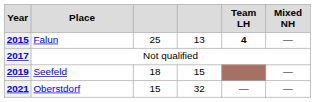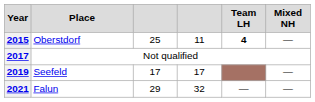(46, 40) Falun -> (57, 40) Oberstdorf
(199, 40) 13 -> (199, 40) 11
(155, 72) 18 -> (155, 72) 17
(199, 72) 15 -> (199, 72) 17
(57, 88) Oberstdorf -> (46, 88) Falun
(155, 88) 15 -> (155, 88) 29
